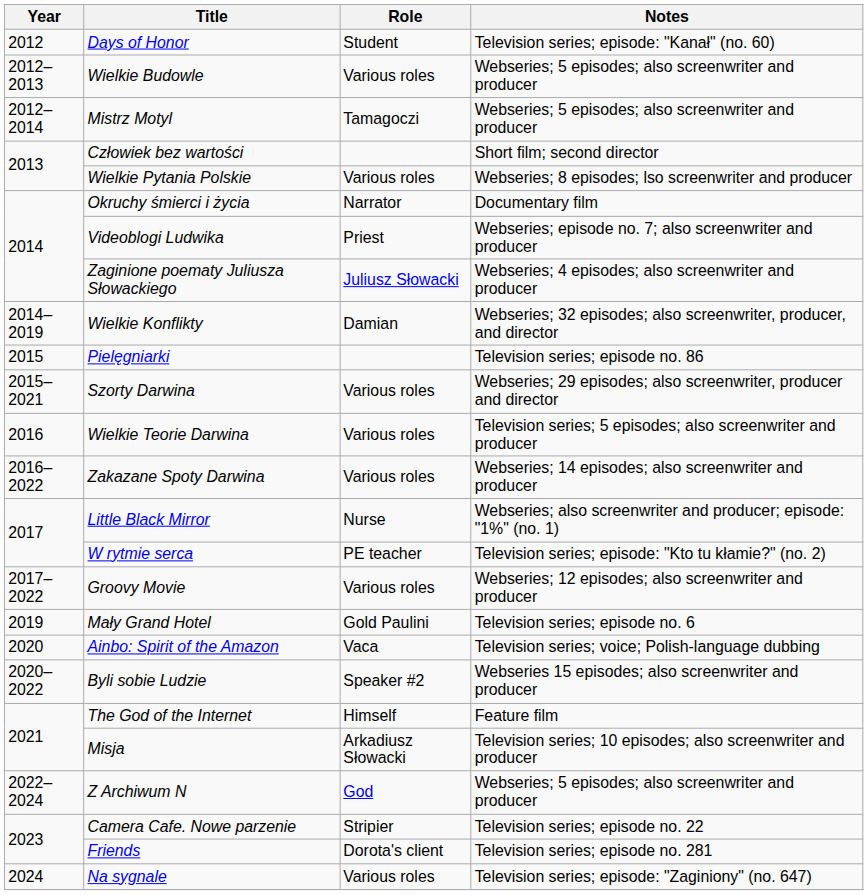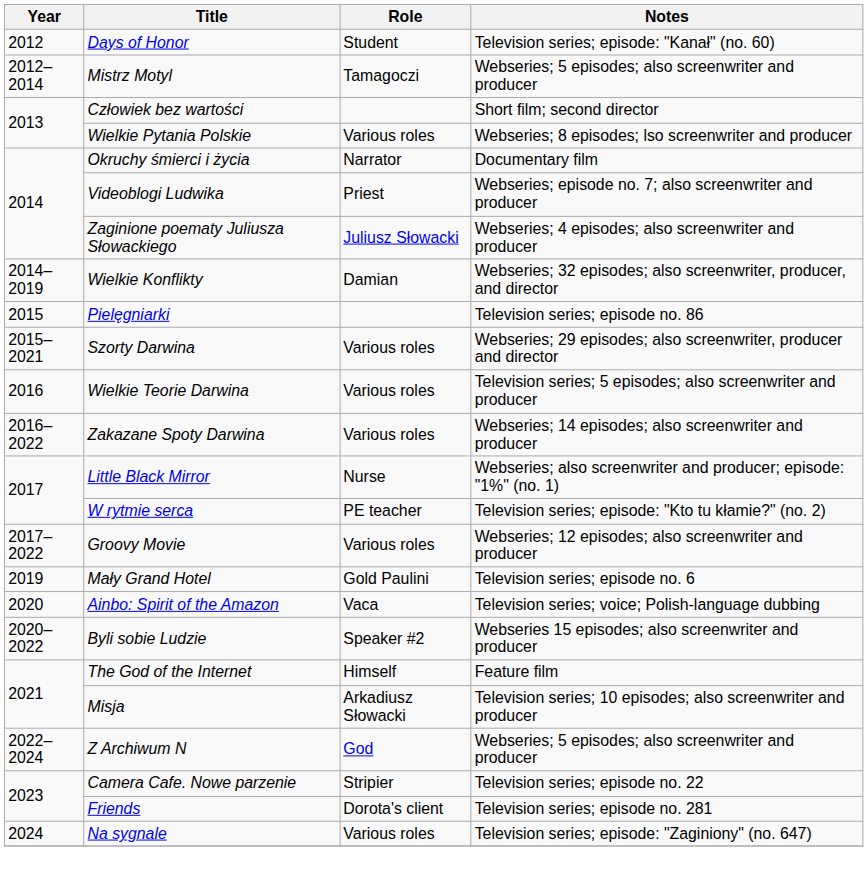- row: (146, 76)
